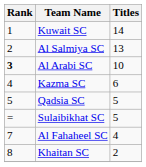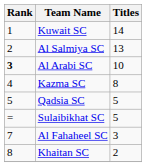(116, 83) 6 -> (116, 83) 8
(116, 135) 4 -> (116, 135) 3
